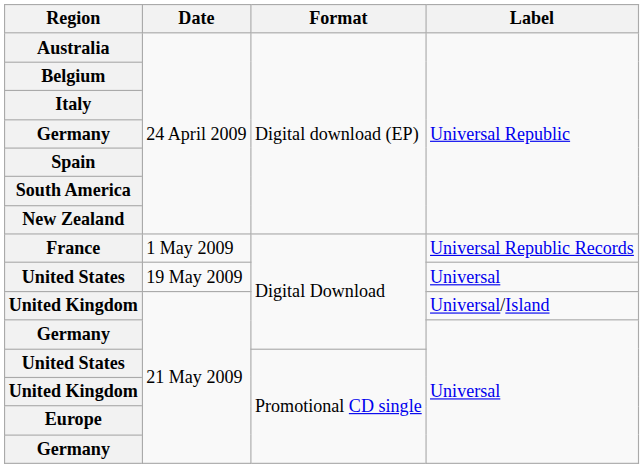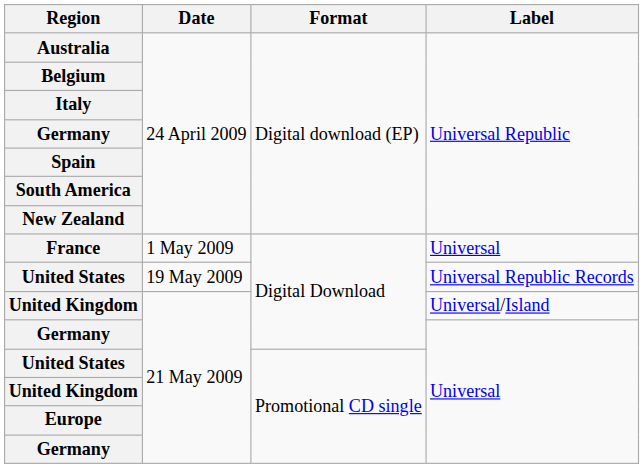(532, 248) Universal Republic Records -> (465, 248) Universal
(465, 276) Universal -> (532, 276) Universal Republic Records
